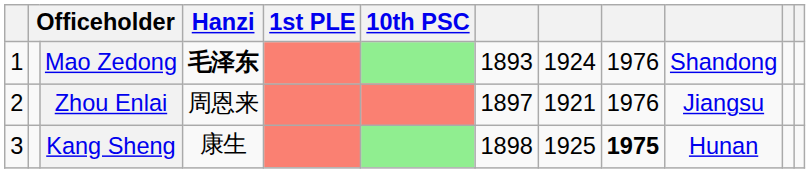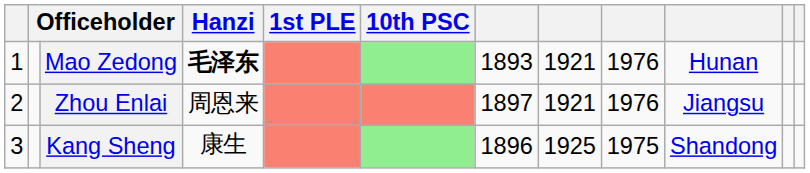(570, 62) 1924 -> (570, 62) 1921
(724, 62) Shandong -> (724, 62) Hunan
(507, 146) 1898 -> (507, 146) 1896
(633, 146) bold -> (633, 146) normal
(724, 146) Hunan -> (724, 146) Shandong
